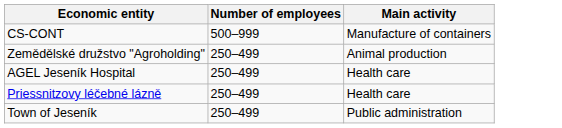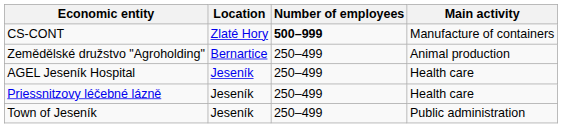+ column: (239, 14)
(235, 34) normal -> (298, 34) bold
